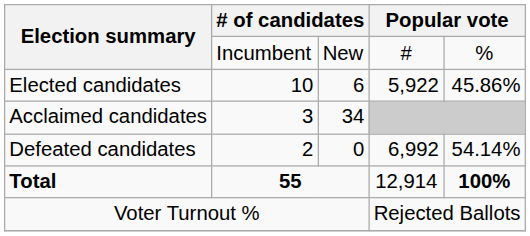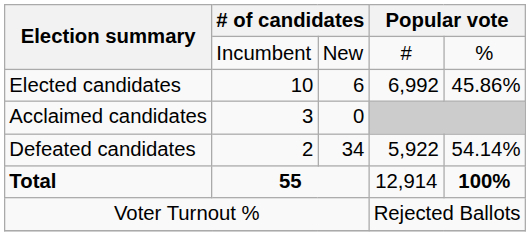(413, 85) 5,922 -> (413, 85) 6,992
(353, 117) 34 -> (359, 117) 0
(359, 149) 0 -> (353, 149) 34
(413, 149) 6,992 -> (413, 149) 5,922
